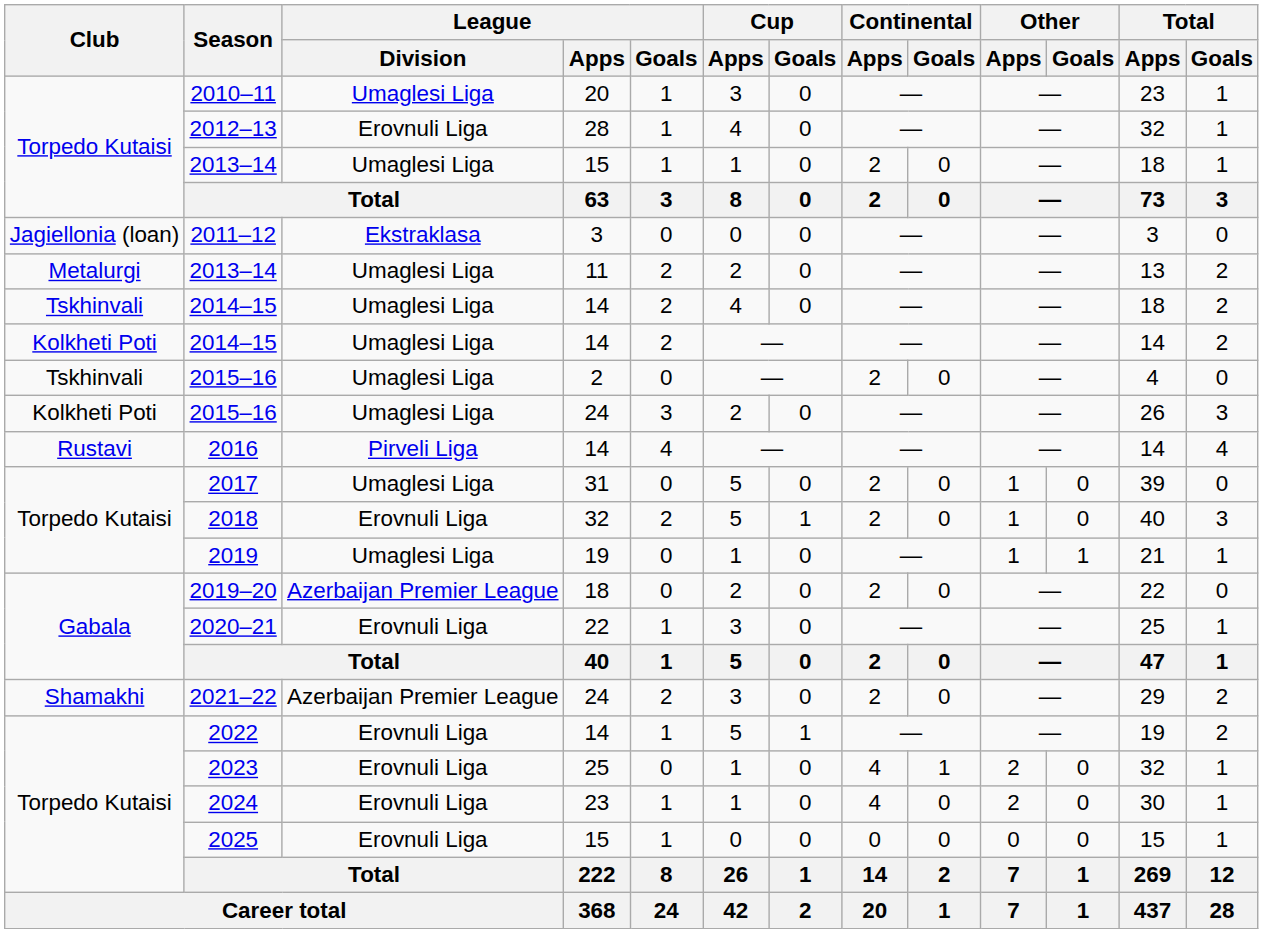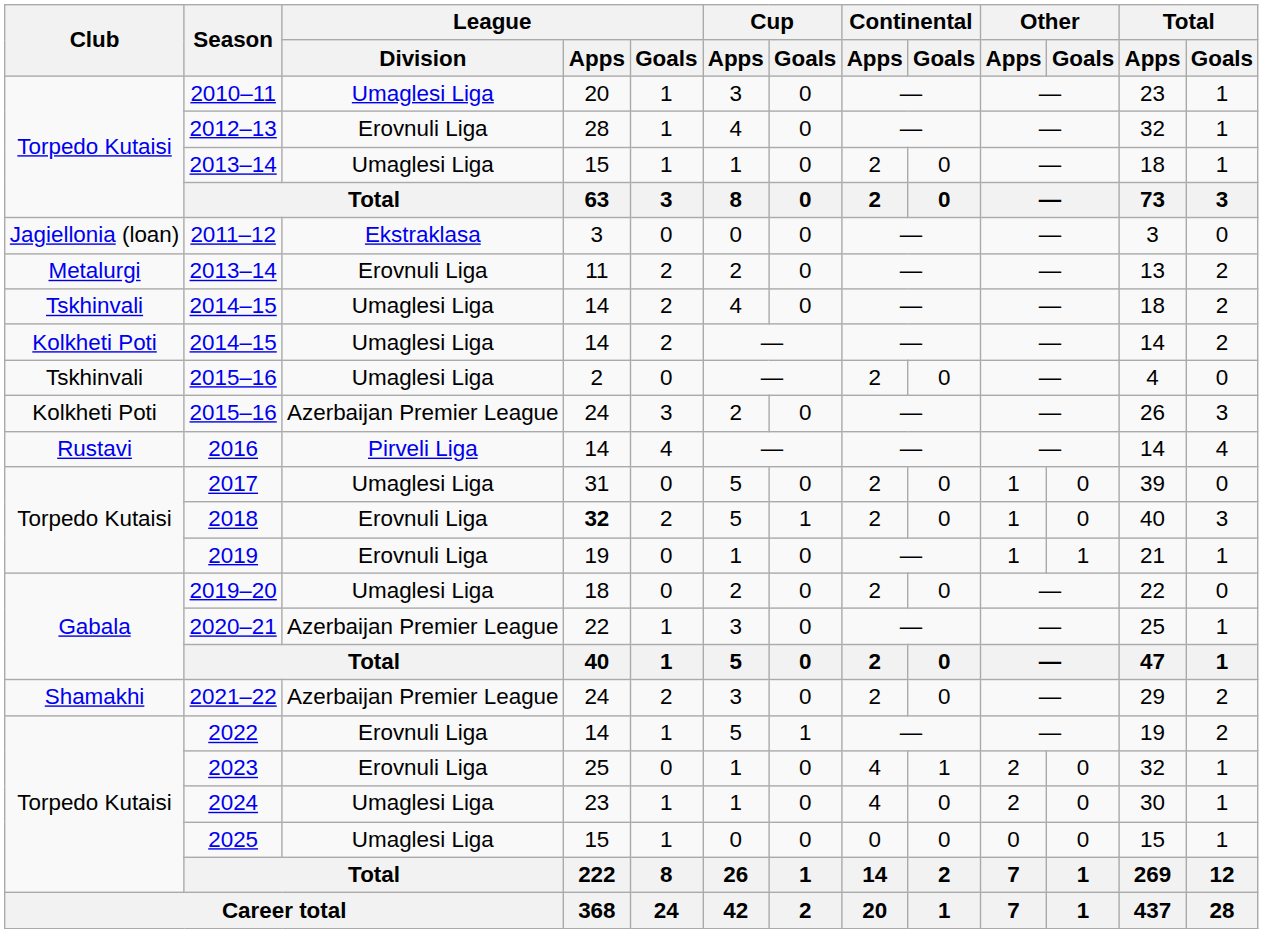(423, 270) Umaglesi Liga -> (423, 270) Erovnuli Liga
(423, 413) Umaglesi Liga -> (423, 413) Azerbaijan Premier League
(597, 519) normal -> (597, 519) bold
(423, 555) Umaglesi Liga -> (423, 555) Erovnuli Liga
(423, 590) Azerbaijan Premier League -> (423, 590) Umaglesi Liga
(423, 626) Erovnuli Liga -> (423, 626) Azerbaijan Premier League
(423, 803) Erovnuli Liga -> (423, 803) Umaglesi Liga
(423, 839) Erovnuli Liga -> (423, 839) Umaglesi Liga
